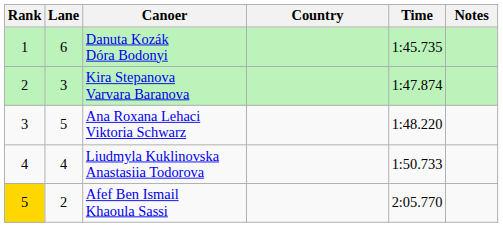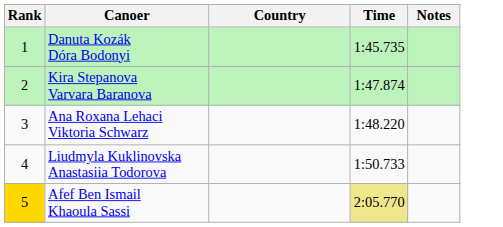- column: (64, 15)
(417, 203) no background -> (379, 203) khaki background
